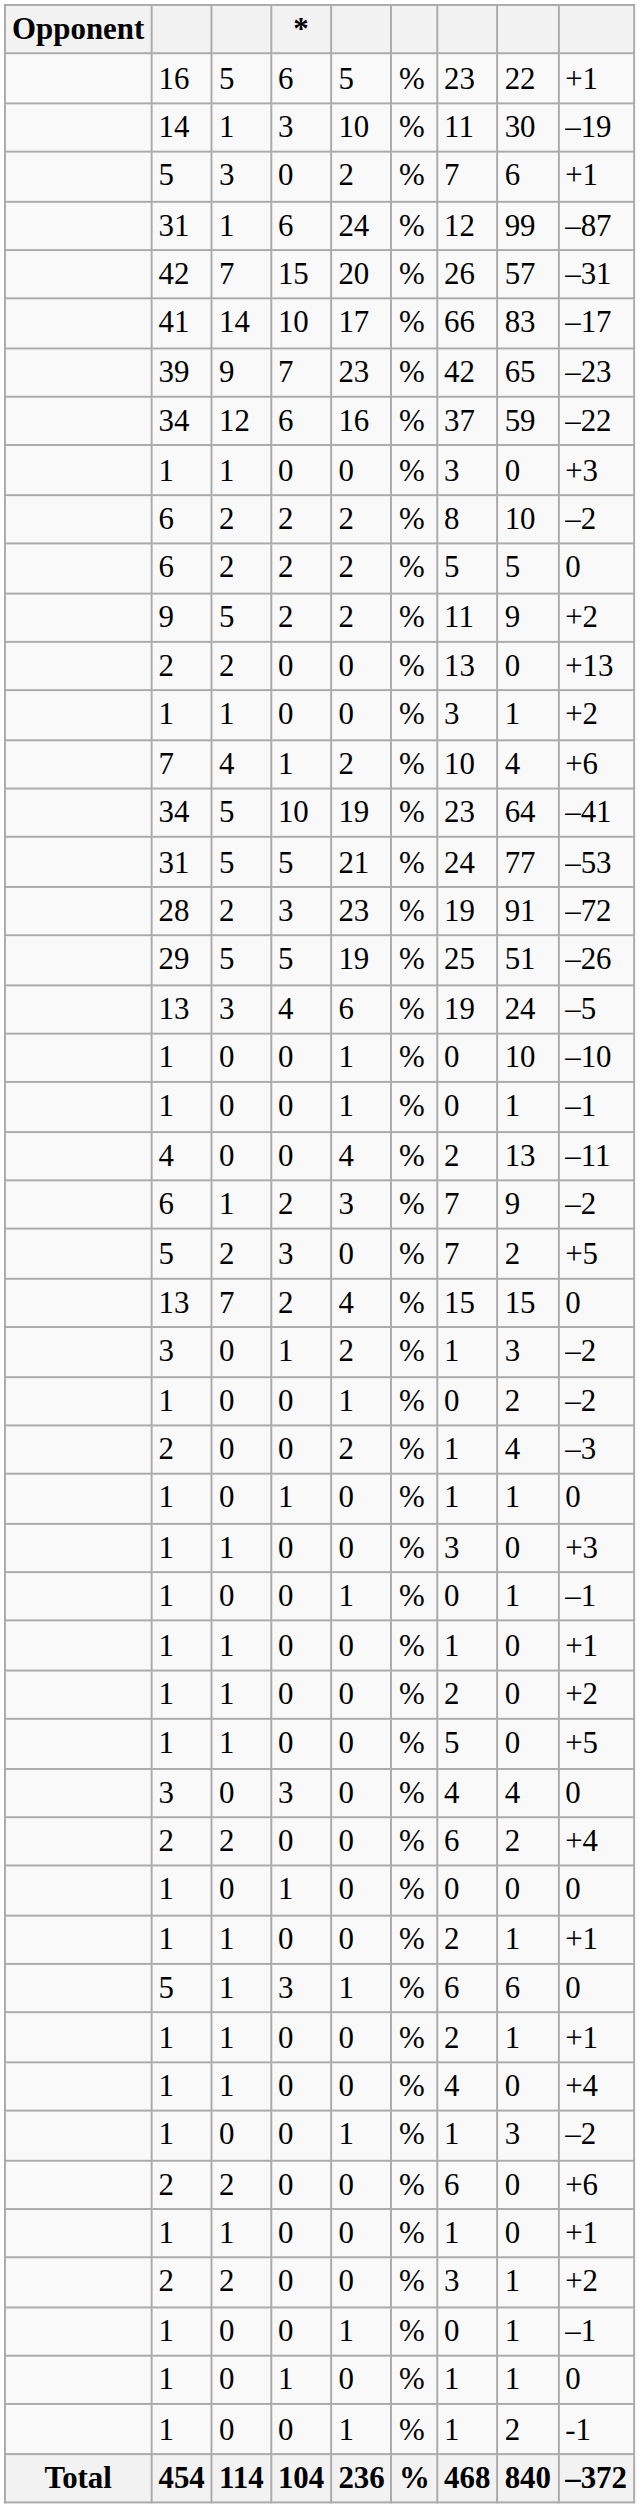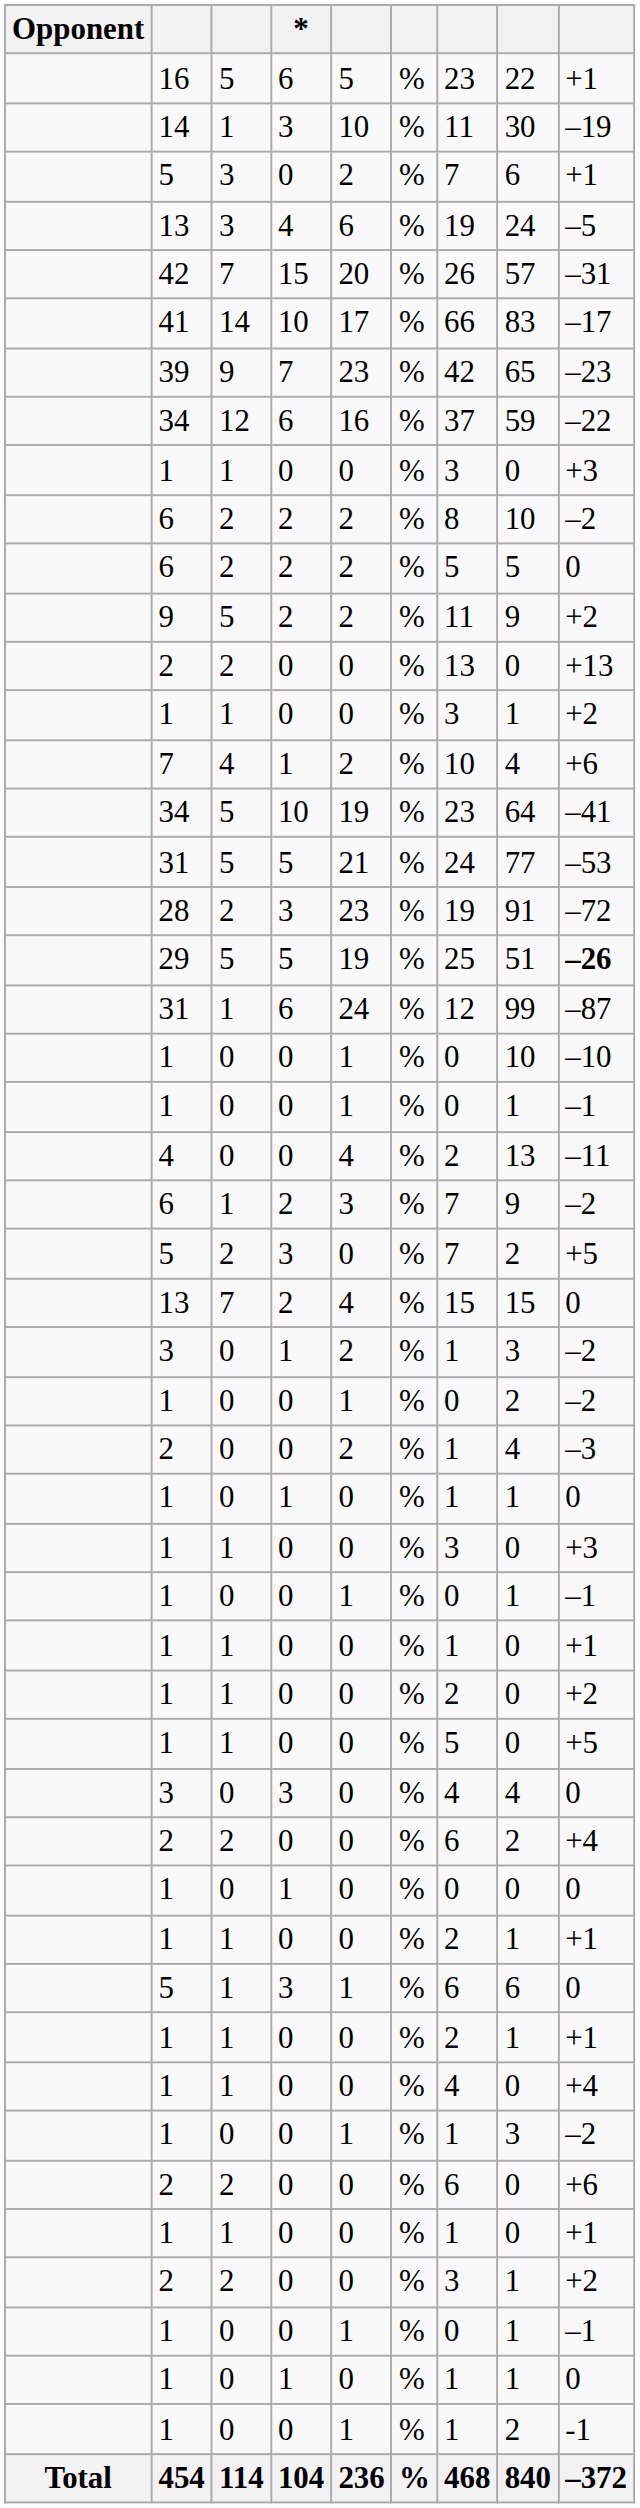rows swapped: (174, 1008) <-> (174, 224)
(588, 959) normal -> (588, 959) bold
